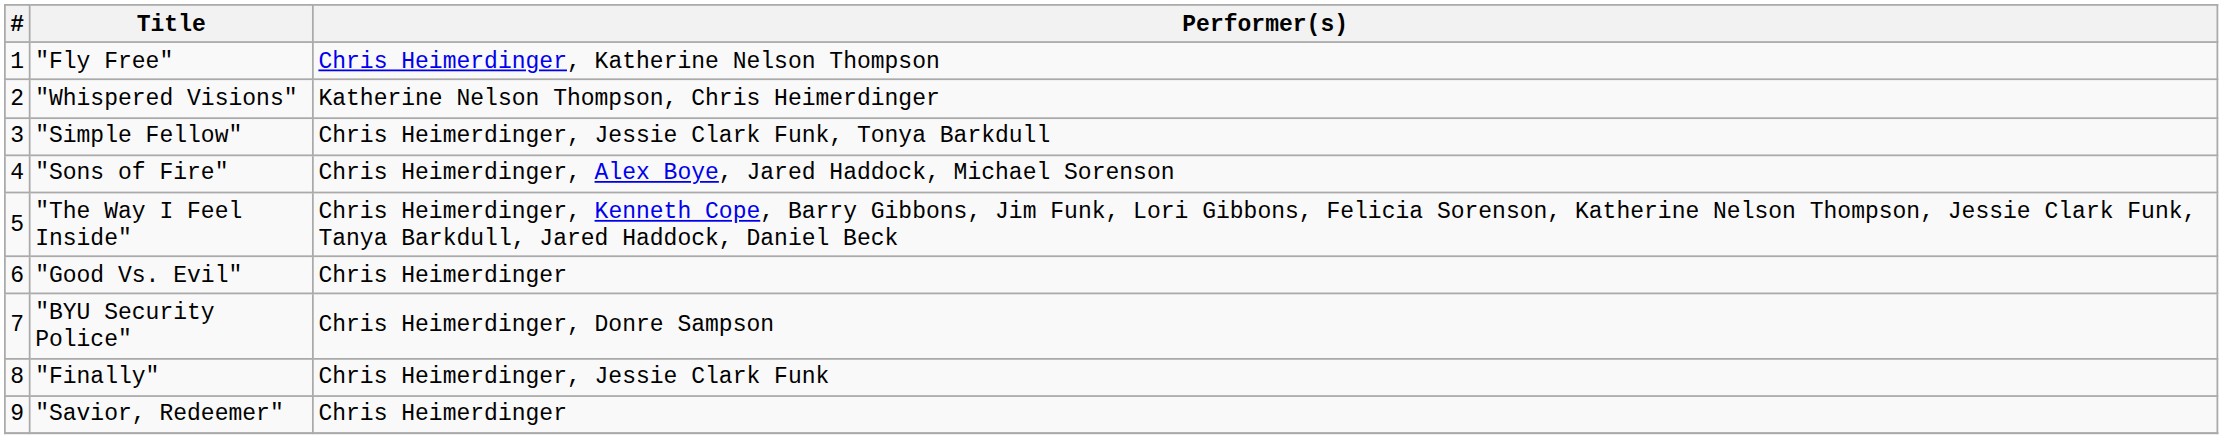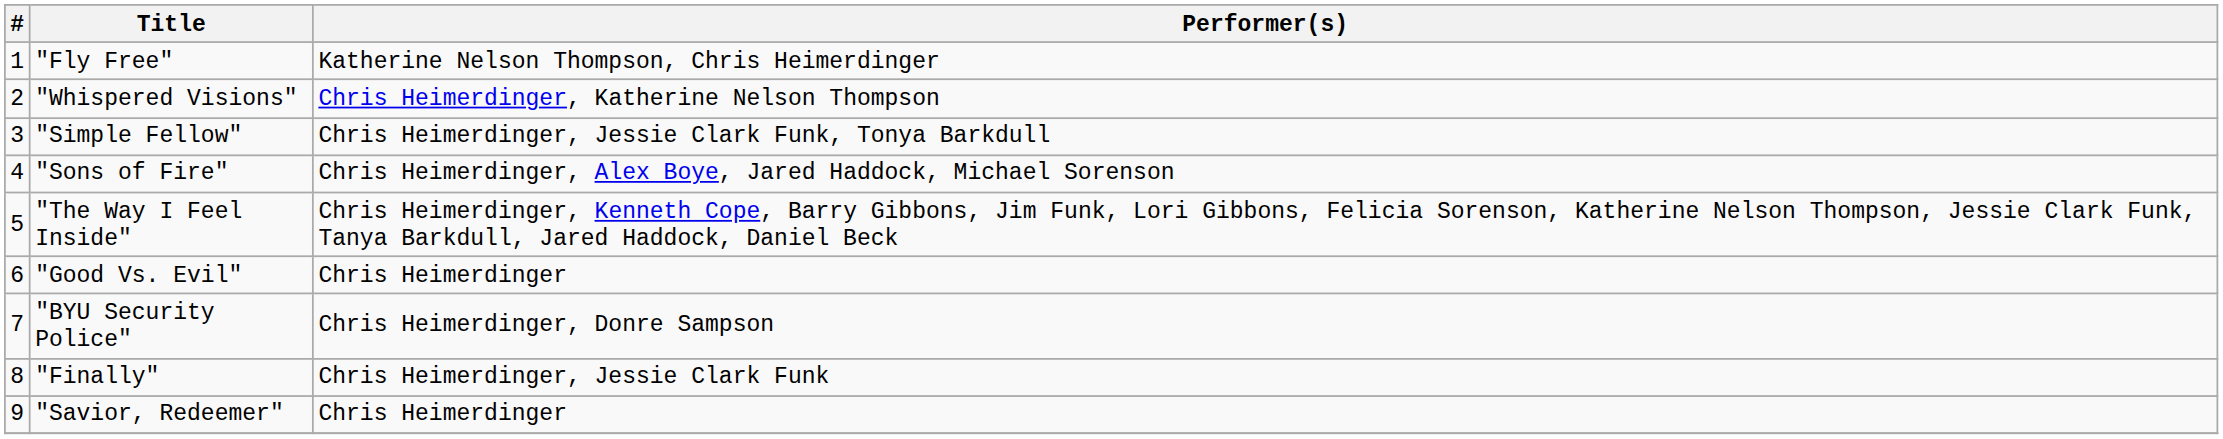(629, 61) Chris Heimerdinger, Katherine Nelson Thompson -> (629, 61) Katherine Nelson Thompson, Chris Heimerdinger
(629, 99) Katherine Nelson Thompson, Chris Heimerdinger -> (629, 99) Chris Heimerdinger, Katherine Nelson Thompson
